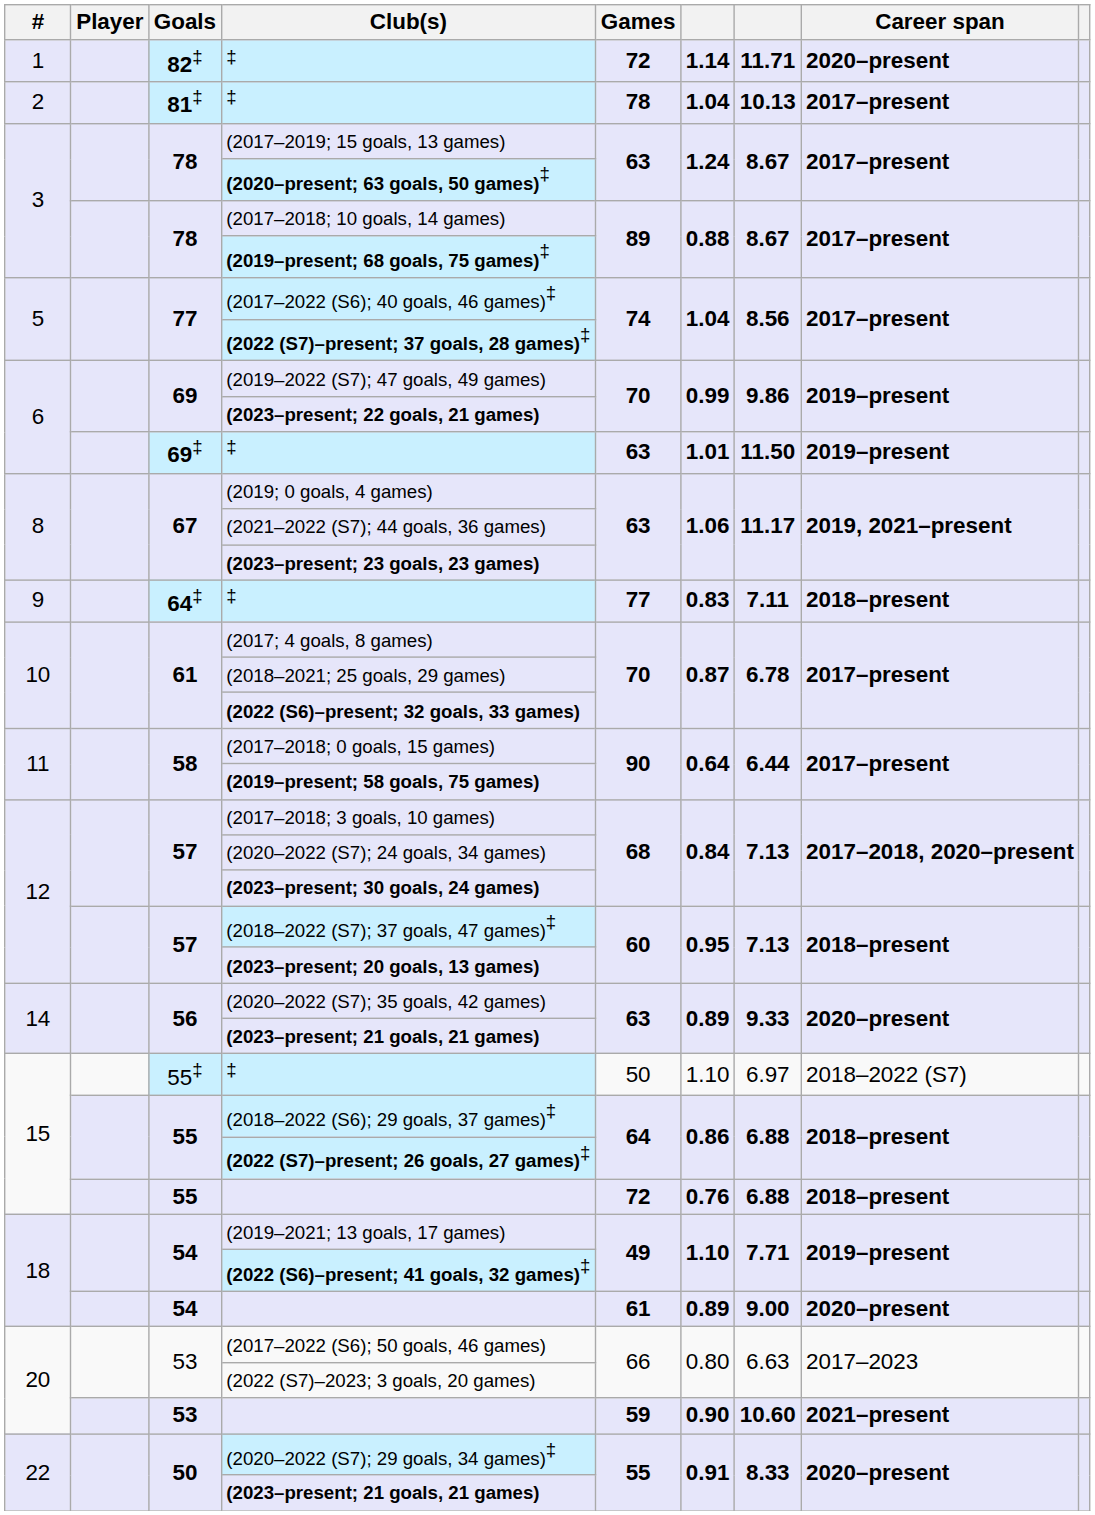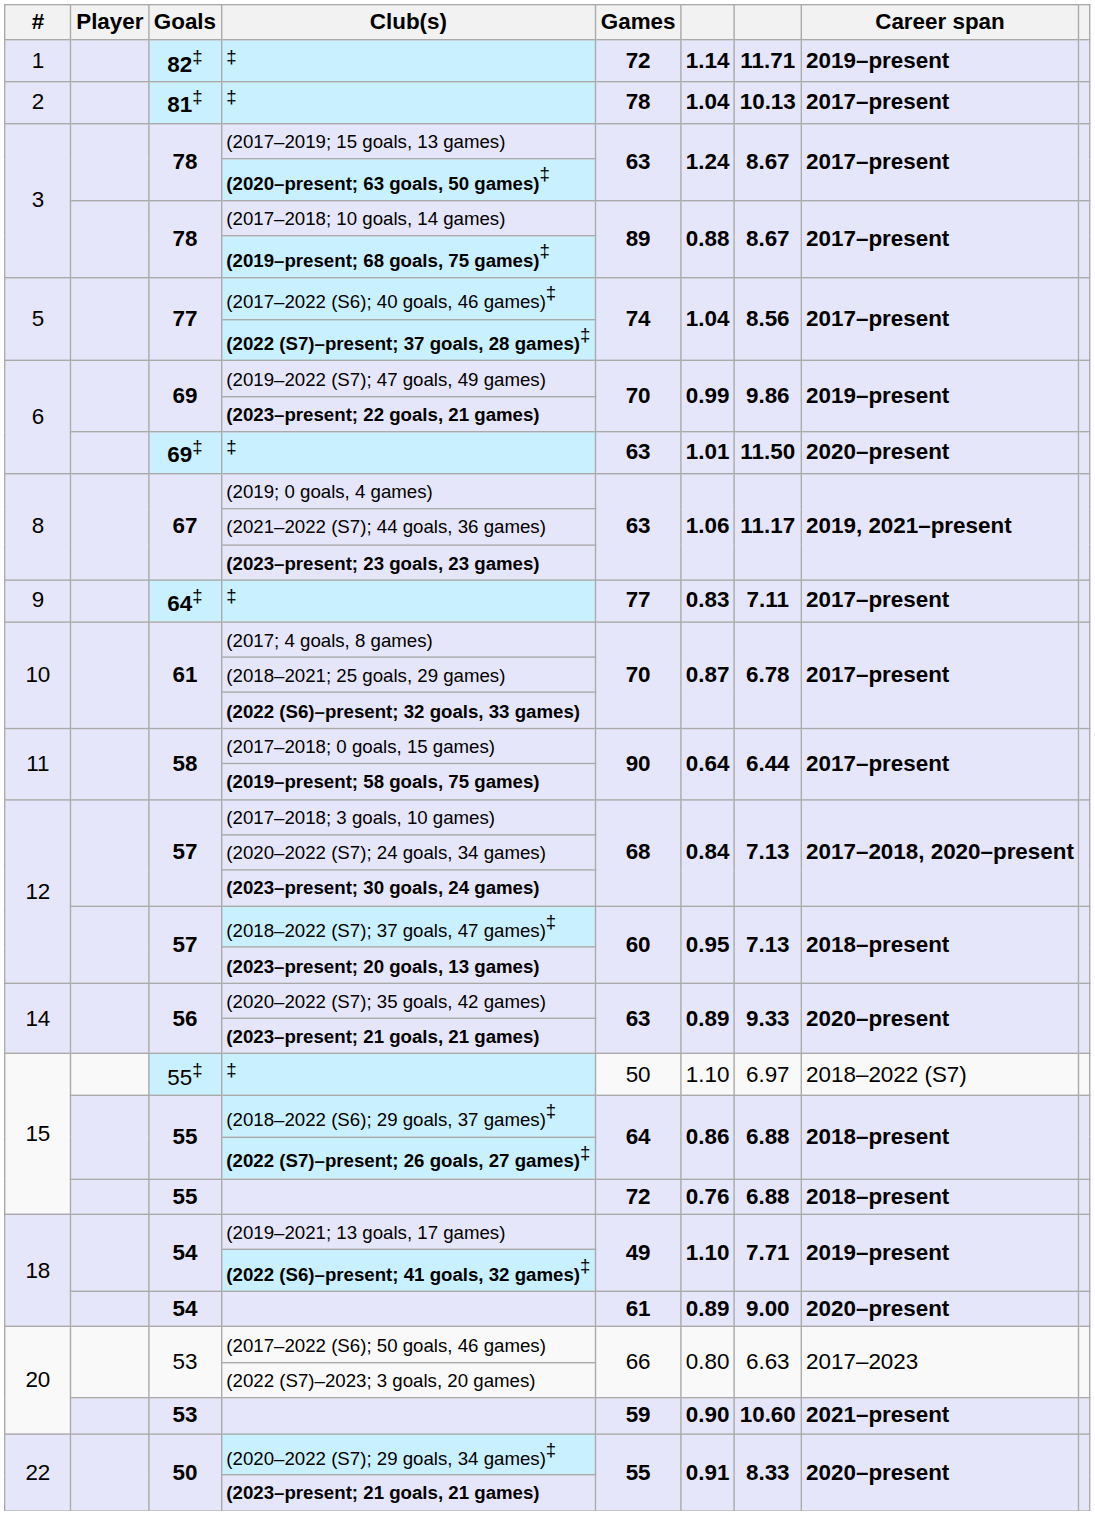(878, 60) 2020–present -> (878, 60) 2019–present
(878, 452) 2019–present -> (878, 452) 2020–present
(878, 600) 2018–present -> (878, 600) 2017–present
